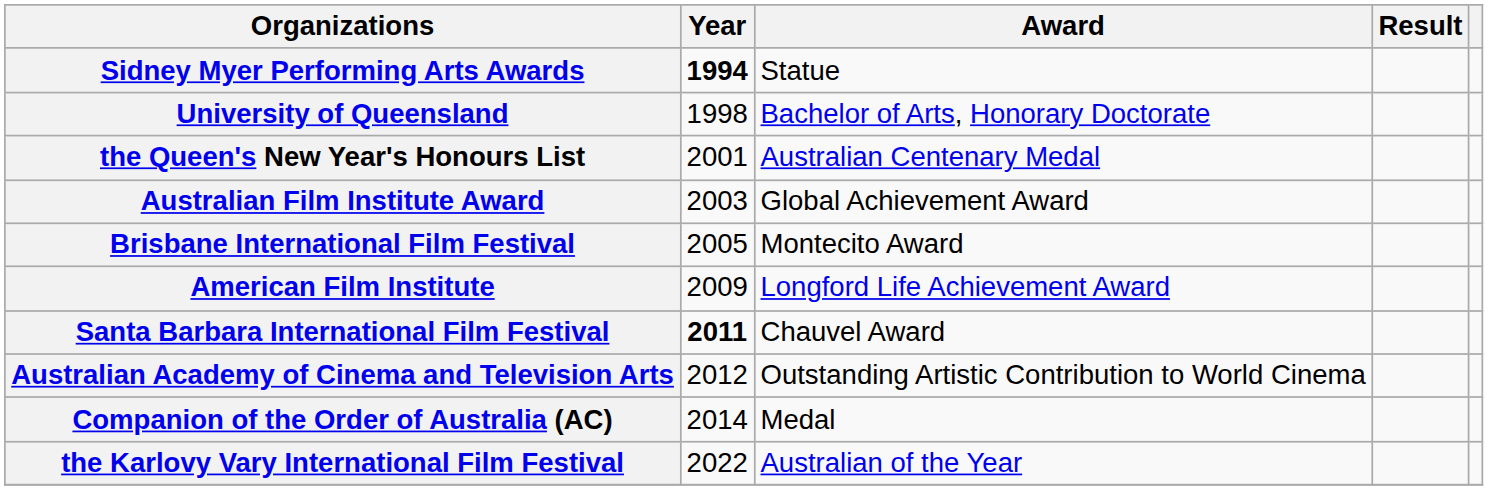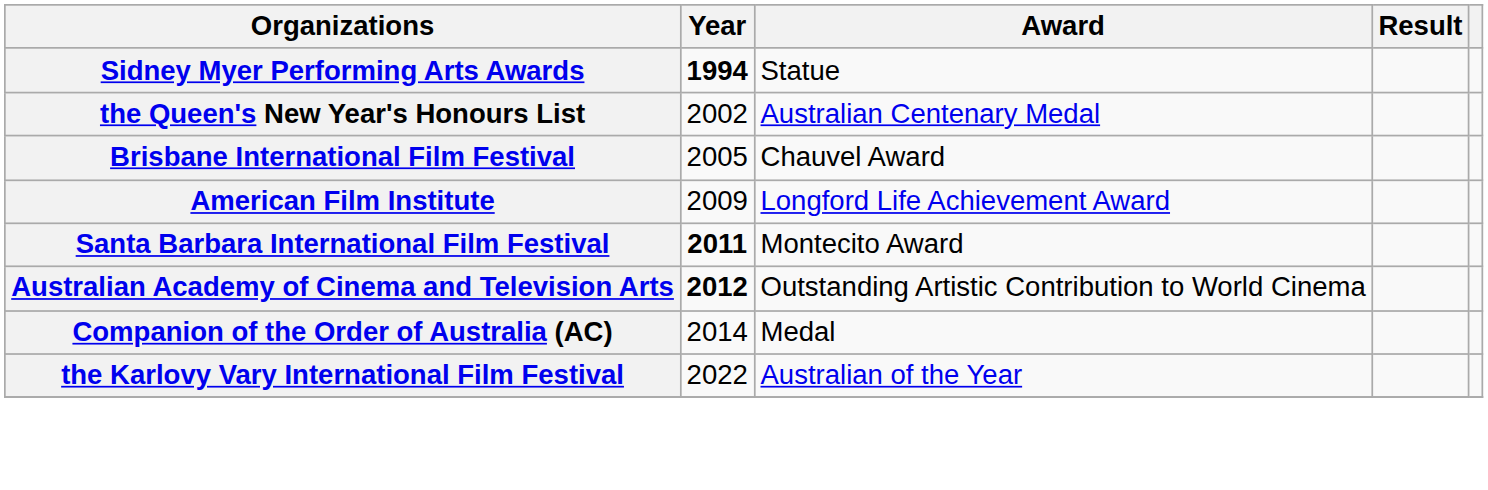- row: (343, 113)
(717, 157) 2001 -> (717, 113) 2002
- row: (343, 200)
(862, 244) Montecito Award -> (853, 157) Chauvel Award
(853, 331) Chauvel Award -> (862, 244) Montecito Award
(717, 375) normal -> (717, 288) bold
